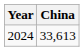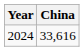(58, 35) 33,613 -> (58, 35) 33,616
